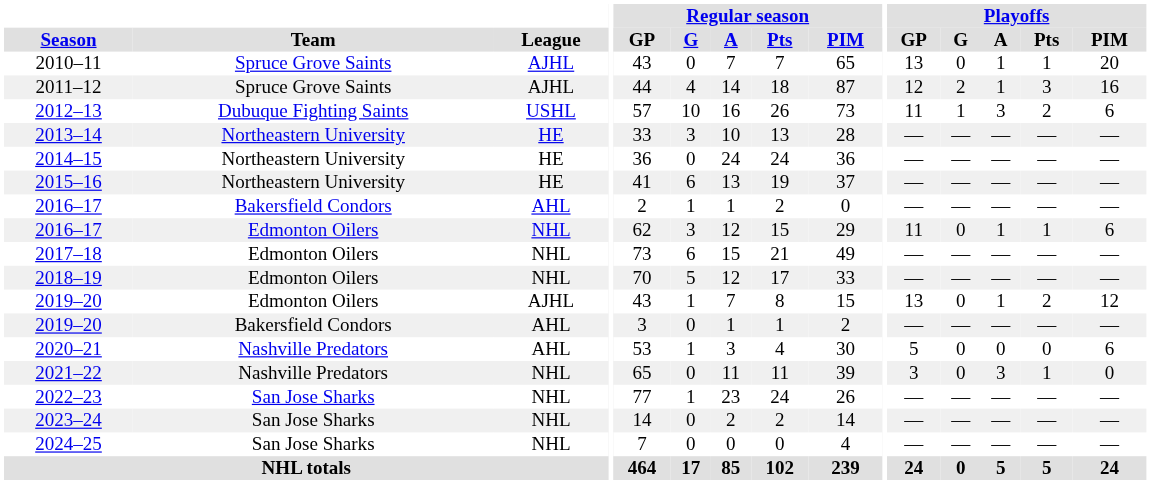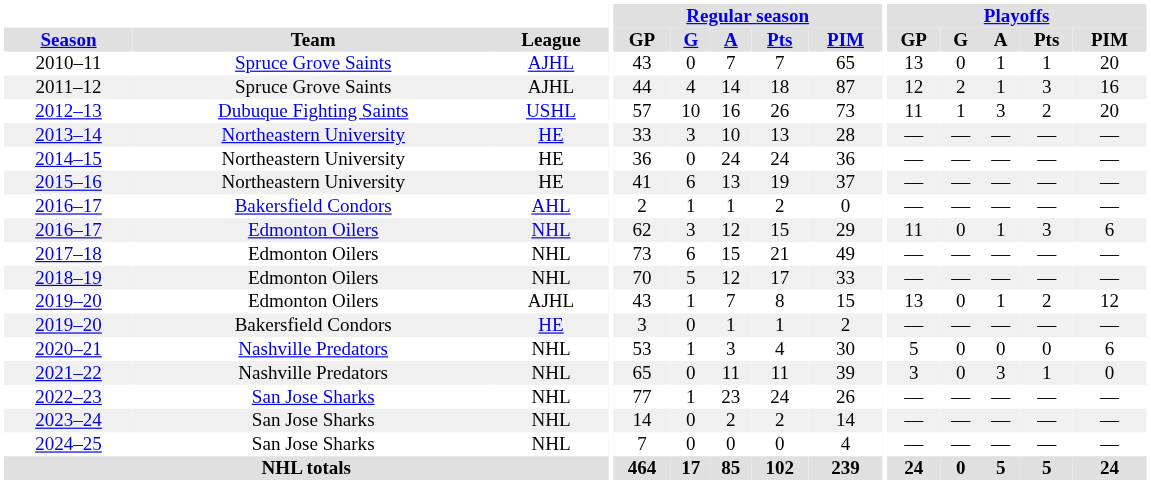(1110, 111) 6 -> (1110, 111) 20
(1047, 230) 1 -> (1047, 230) 3
(551, 325) AHL -> (551, 325) HE
(551, 349) AHL -> (551, 349) NHL
